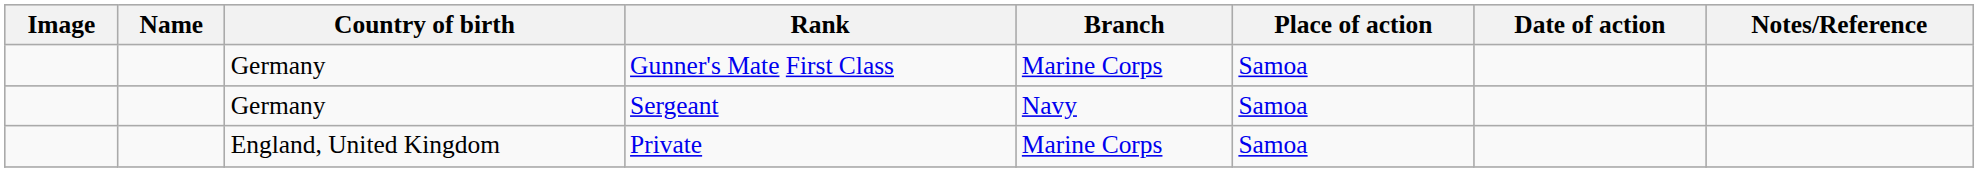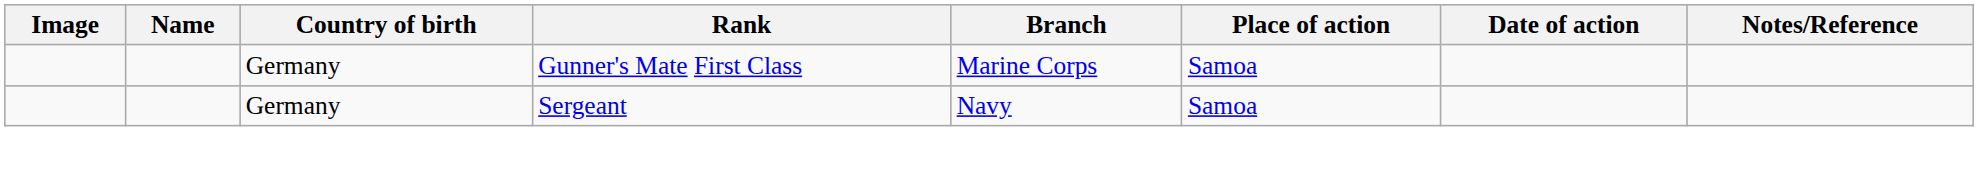- row: (666, 145)
